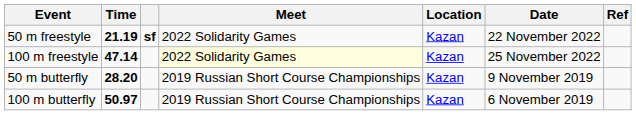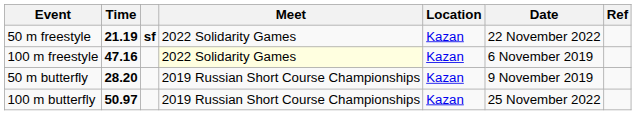(121, 57) 47.14 -> (121, 57) 47.16
(544, 57) 25 November 2022 -> (540, 57) 6 November 2019
(540, 99) 6 November 2019 -> (544, 99) 25 November 2022
